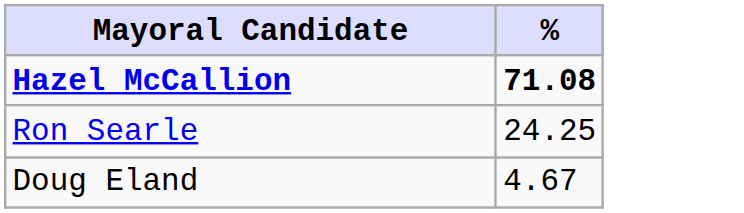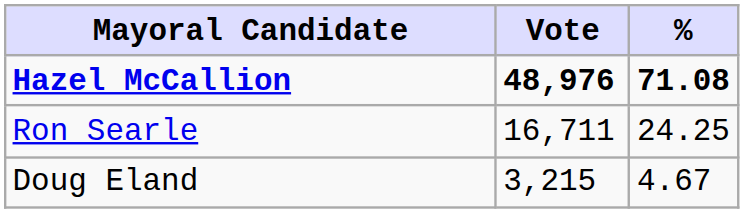+ column: (563, 30)
